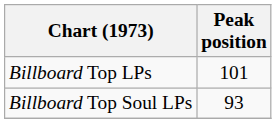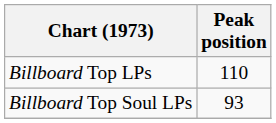(234, 72) 101 -> (234, 72) 110
